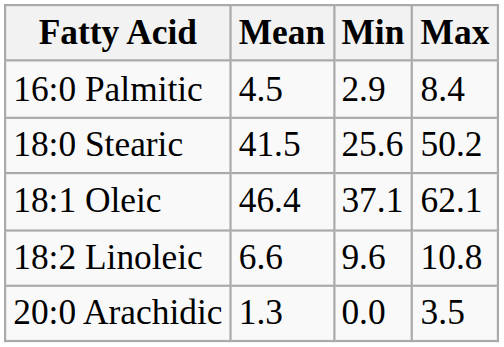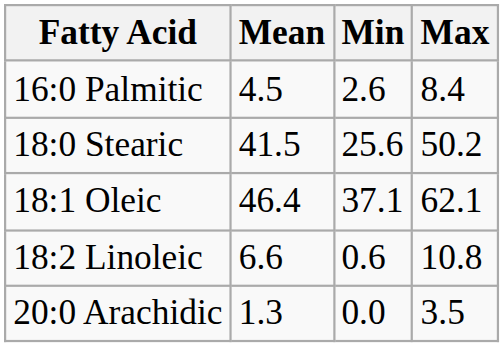(364, 88) 2.9 -> (364, 88) 2.6
(364, 256) 9.6 -> (364, 256) 0.6
